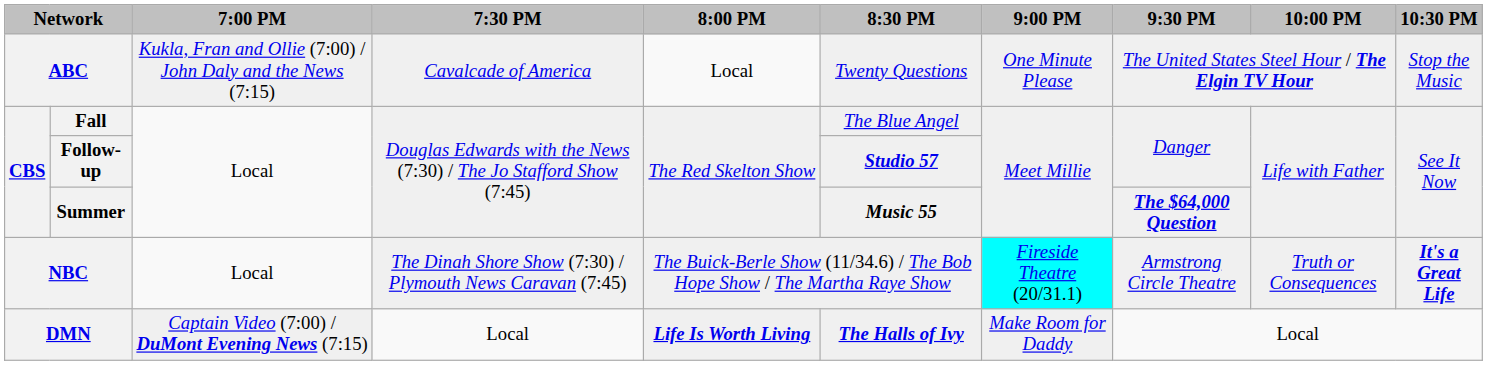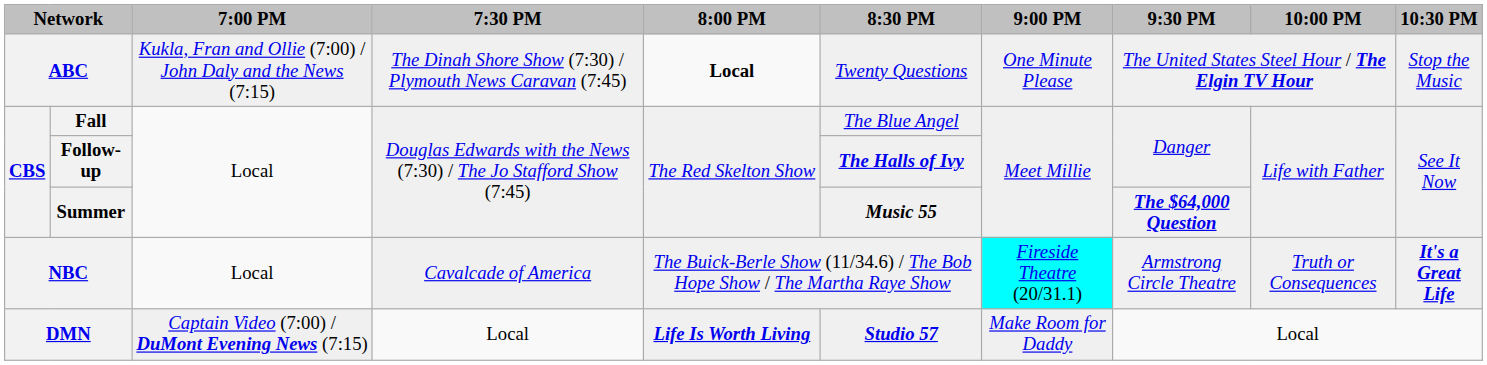(508, 70) Cavalcade of America -> (508, 70) The Dinah Shore Show (7:30) / Plymouth News Caravan (7:45)
(732, 70) normal -> (732, 70) bold
(901, 161) Studio 57 -> (901, 161) The Halls of Ivy
(508, 273) The Dinah Shore Show (7:30) / Plymouth News Caravan (7:45) -> (508, 273) Cavalcade of America
(901, 334) The Halls of Ivy -> (901, 334) Studio 57
